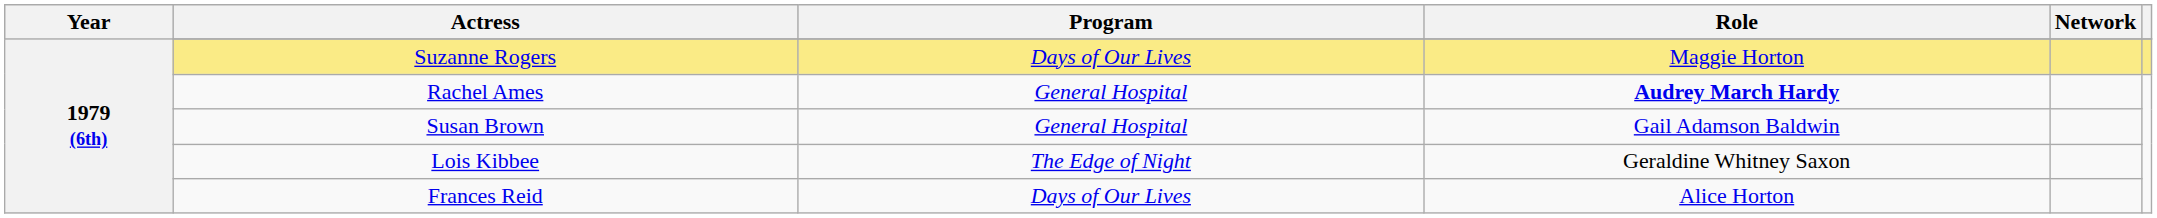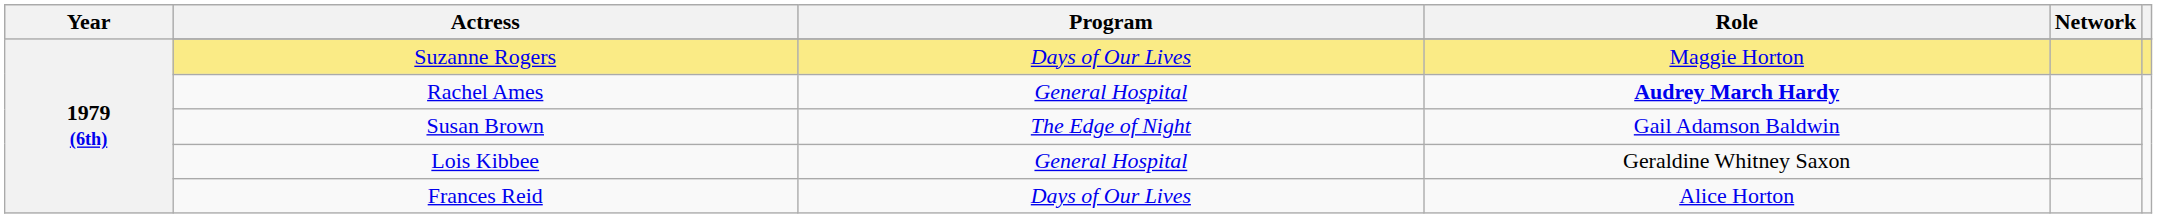(1111, 126) General Hospital -> (1111, 126) The Edge of Night
(1111, 160) The Edge of Night -> (1111, 160) General Hospital
